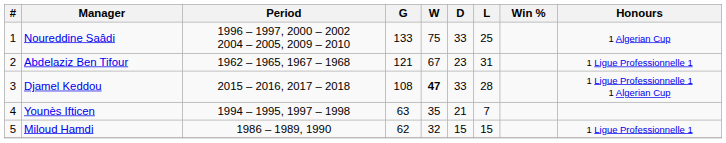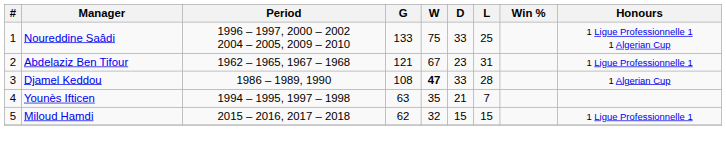(640, 38) 1 Algerian Cup -> (640, 38) 1 Ligue Professionnelle 1 1 Algerian Cup
(284, 86) 2015 – 2016, 2017 – 2018 -> (284, 80) 1986 – 1989, 1990
(640, 87) 1 Ligue Professionnelle 1 1 Algerian Cup -> (640, 81) 1 Algerian Cup
(284, 129) 1986 – 1989, 1990 -> (284, 116) 2015 – 2016, 2017 – 2018
